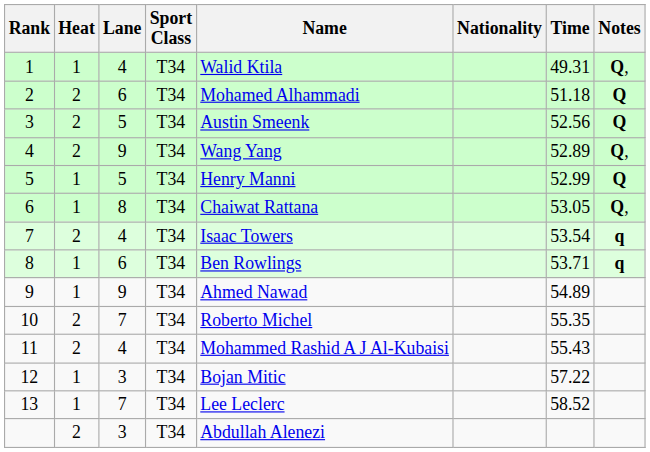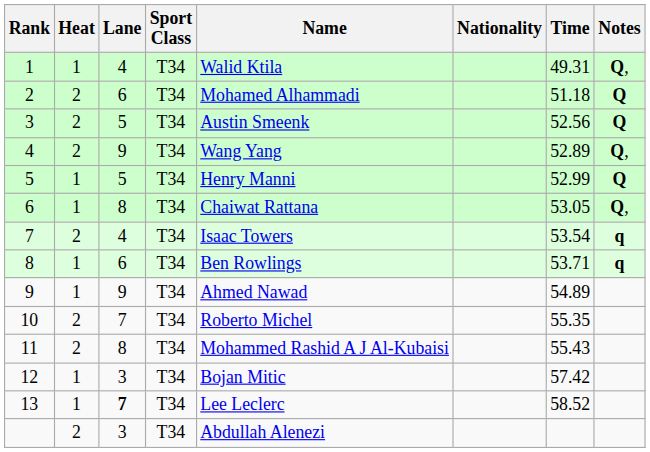(122, 348) 4 -> (122, 348) 8
(570, 376) 57.22 -> (570, 376) 57.42
(122, 404) normal -> (122, 404) bold
